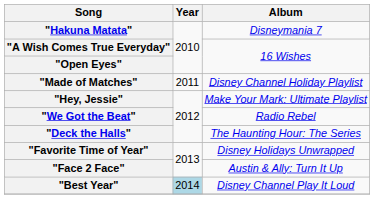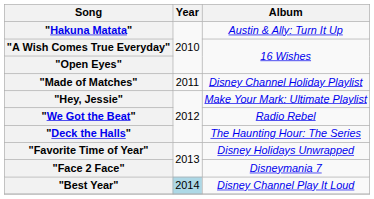(286, 30) Disneymania 7 -> (286, 30) Austin & Ally: Turn It Up
(286, 168) Austin & Ally: Turn It Up -> (286, 168) Disneymania 7
